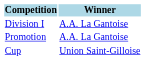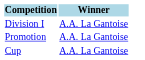(100, 50) Union Saint-Gilloise -> (94, 50) A.A. La Gantoise
